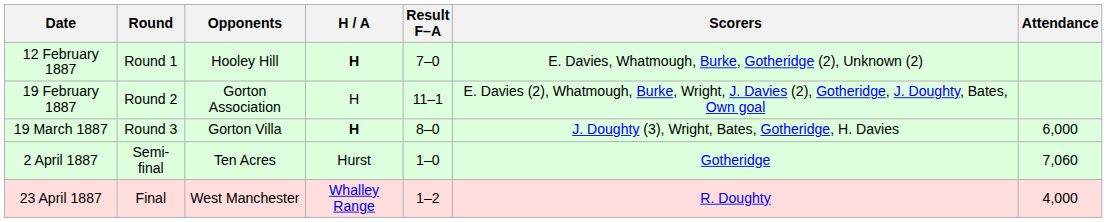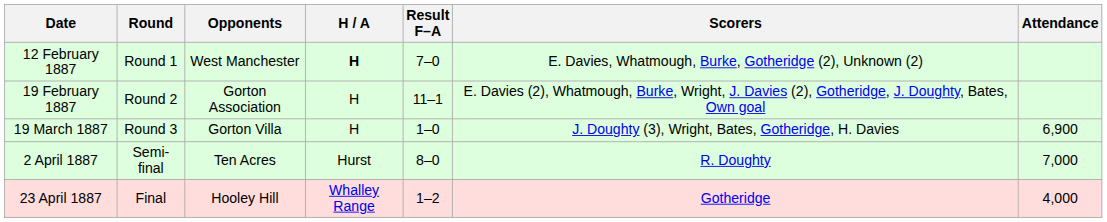(245, 61) Hooley Hill -> (245, 61) West Manchester
(354, 130) bold -> (354, 130) normal
(428, 130) 8–0 -> (428, 130) 1–0
(1060, 130) 6,000 -> (1060, 130) 6,900
(428, 160) 1–0 -> (428, 160) 8–0
(736, 160) Gotheridge -> (736, 160) R. Doughty
(1060, 160) 7,060 -> (1060, 160) 7,000
(245, 198) West Manchester -> (245, 198) Hooley Hill
(736, 198) R. Doughty -> (736, 198) Gotheridge
